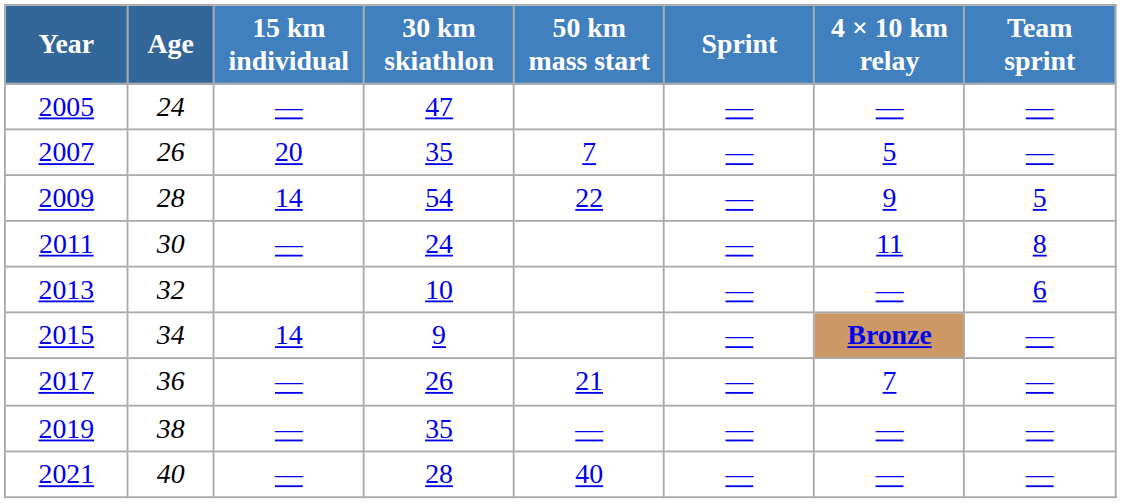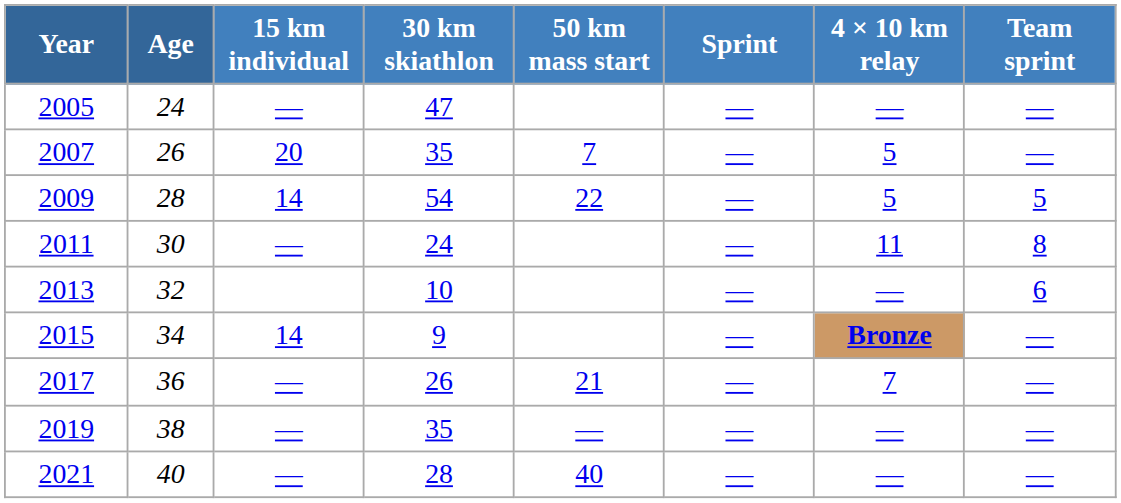(890, 198) 9 -> (890, 198) 5
